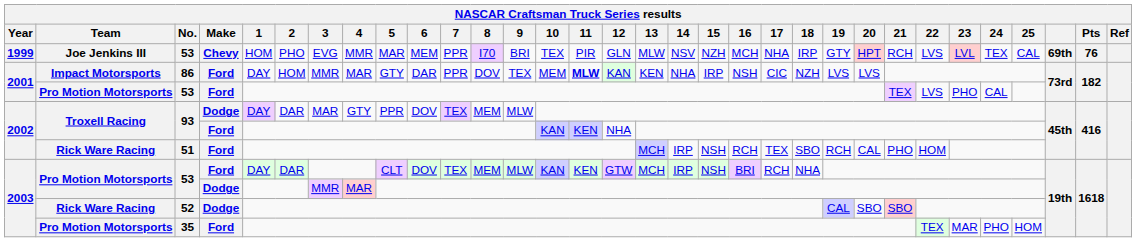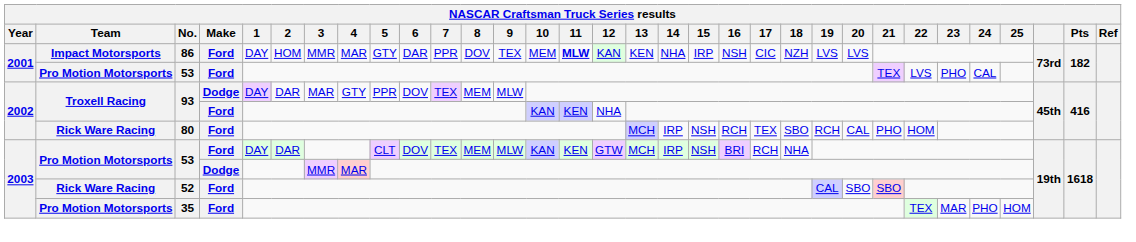- row: (20, 53)
(188, 150) 51 -> (188, 130) 80
(221, 208) Dodge -> (221, 189) Ford
